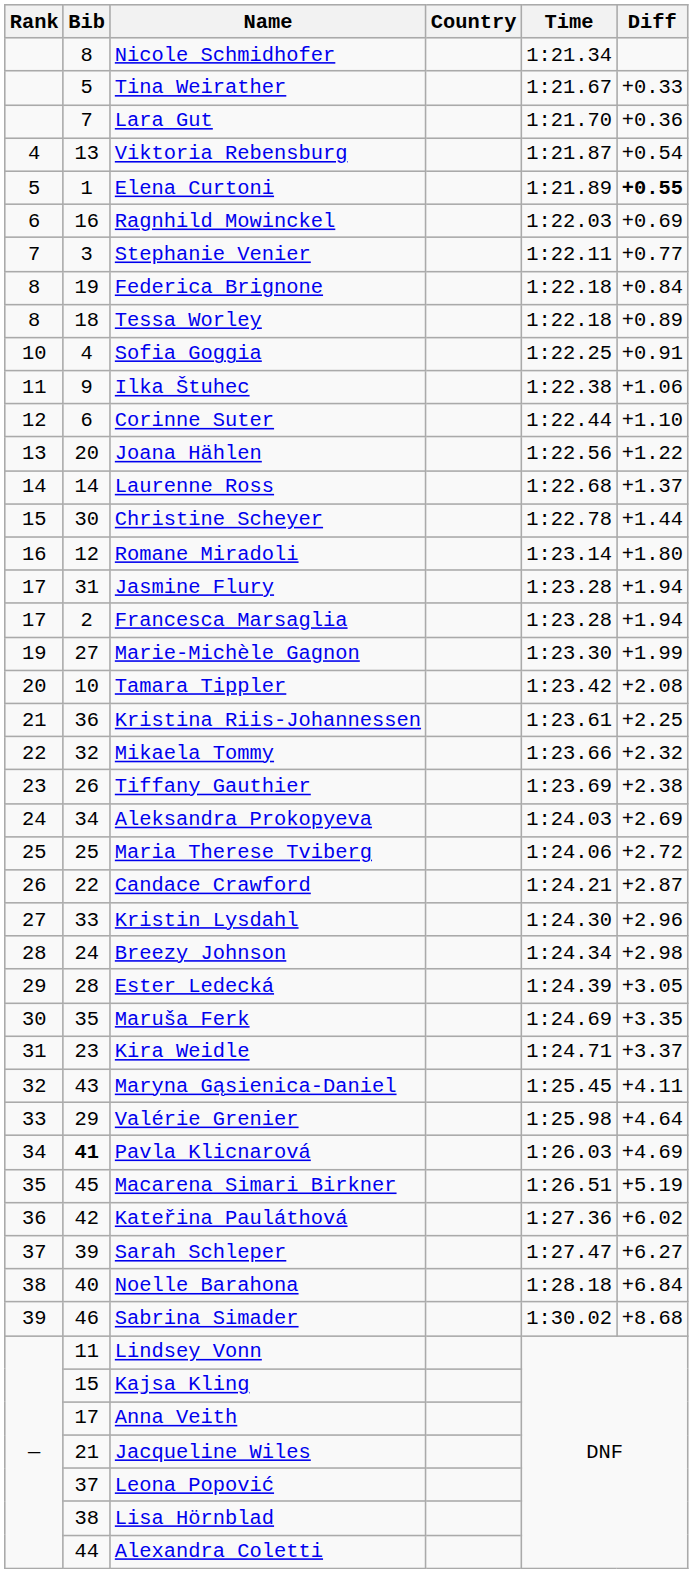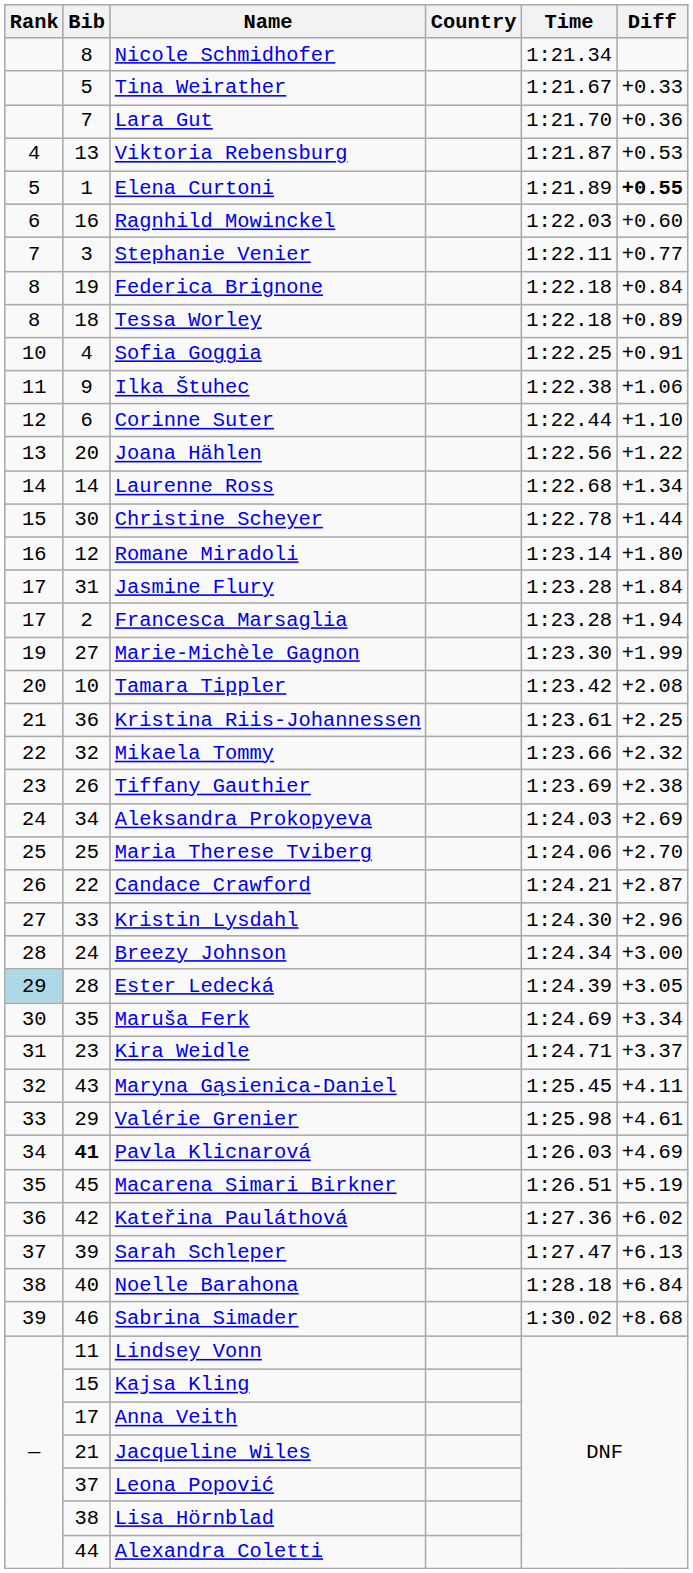(652, 154) +0.54 -> (652, 154) +0.53
(652, 221) +0.69 -> (652, 221) +0.60
(652, 487) +1.37 -> (652, 487) +1.34
(652, 587) +1.94 -> (652, 587) +1.84
(652, 853) +2.72 -> (652, 853) +2.70
(652, 953) +2.98 -> (652, 953) +3.00
(34, 986) no background -> (34, 986) lightblue background
(652, 1019) +3.35 -> (652, 1019) +3.34
(652, 1119) +4.64 -> (652, 1119) +4.61
(652, 1252) +6.27 -> (652, 1252) +6.13
